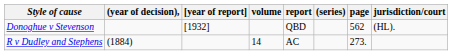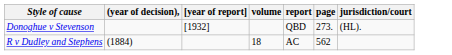- column: (331, 12)
(357, 27) 562 -> (325, 27) 273.
(256, 42) 14 -> (256, 42) 18
(358, 42) 273. -> (323, 42) 562
